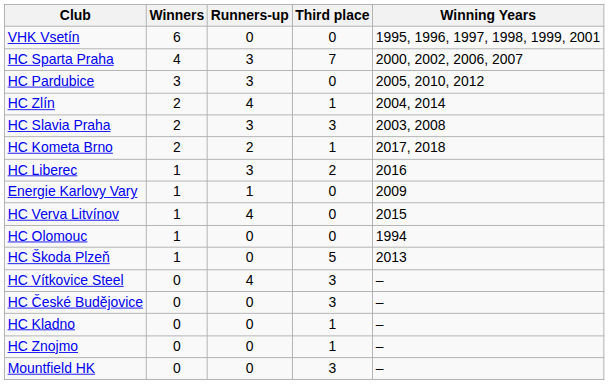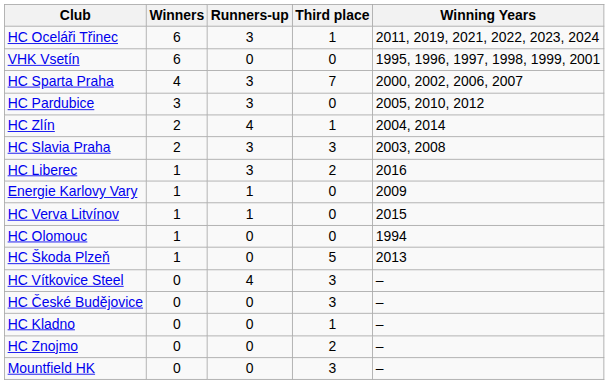+ row: (63, 37)
- row: (60, 147)
(250, 214) 4 -> (250, 214) 1
(332, 346) 1 -> (332, 346) 2
